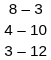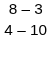- row: (26, 51)
